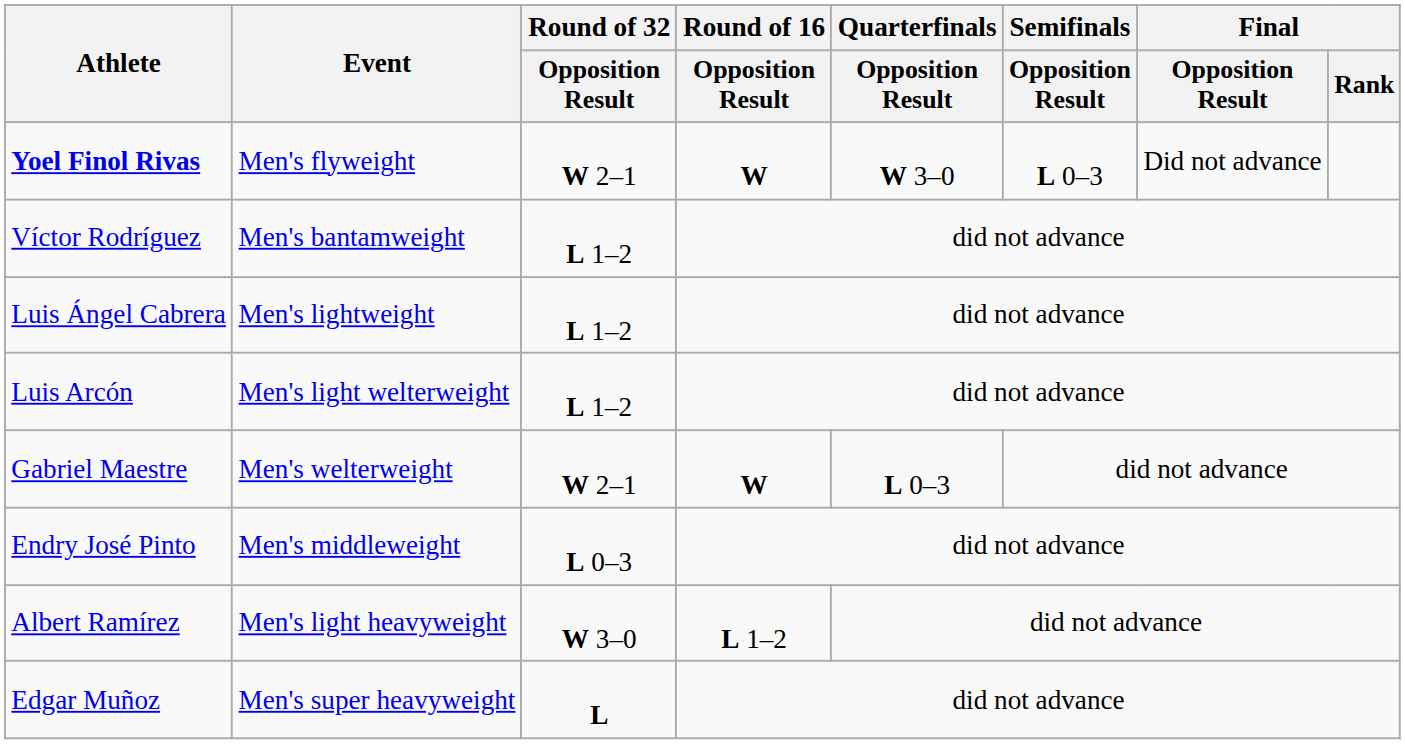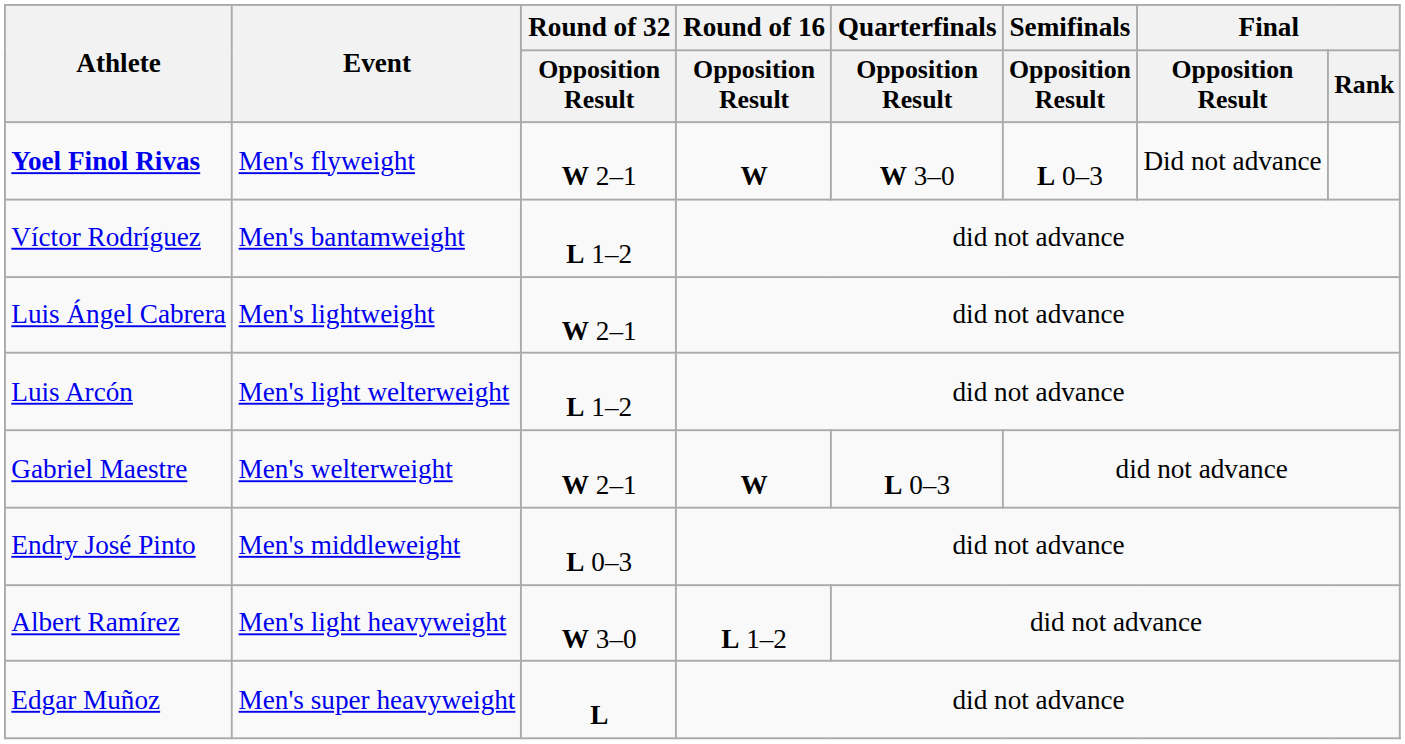(599, 331) L 1–2 -> (599, 331) W 2–1
